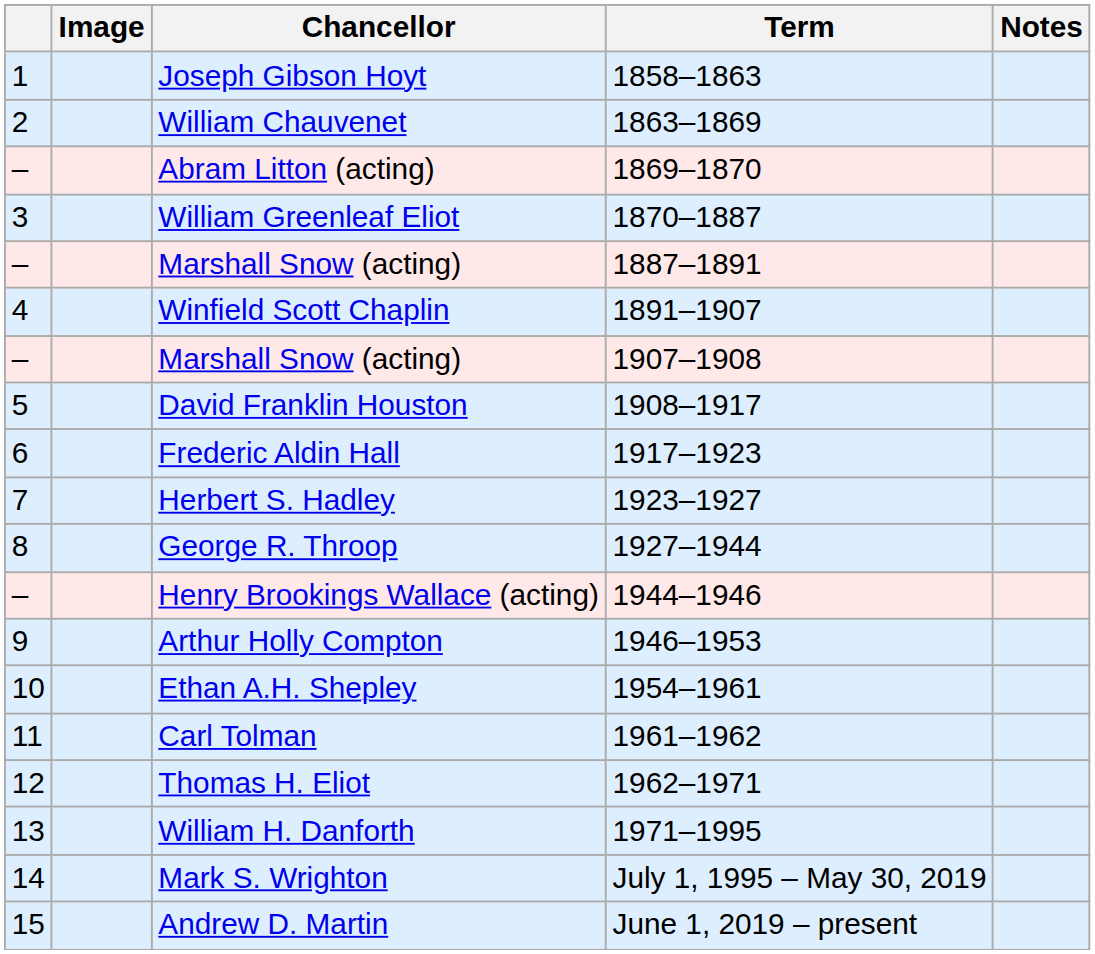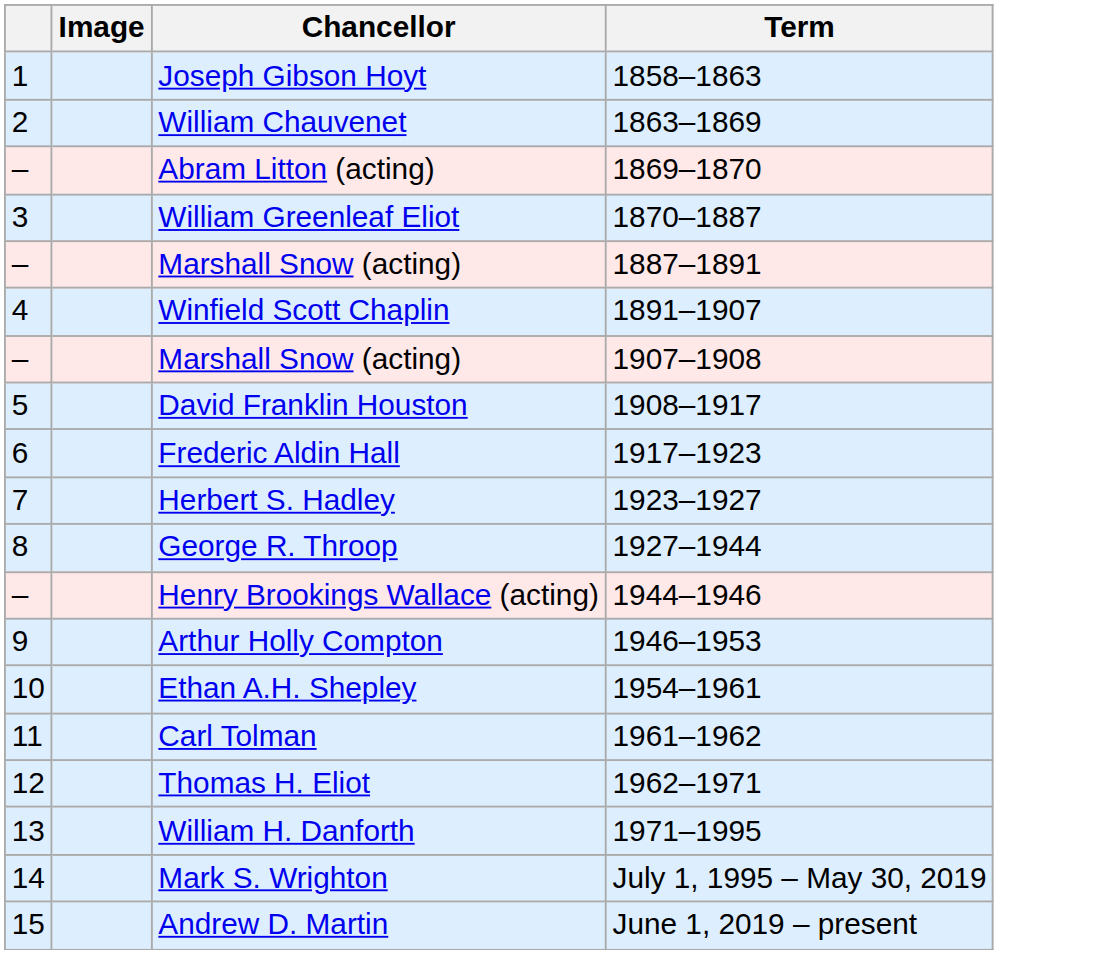- column: (1042, 28)
